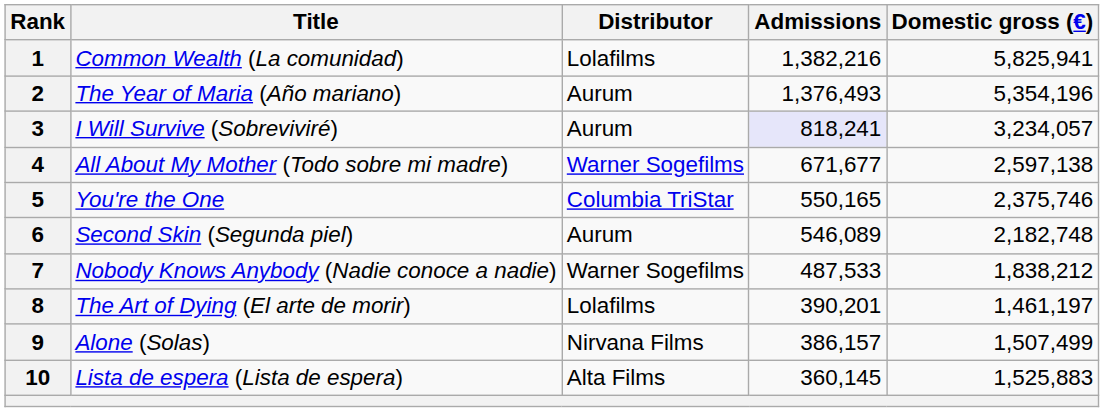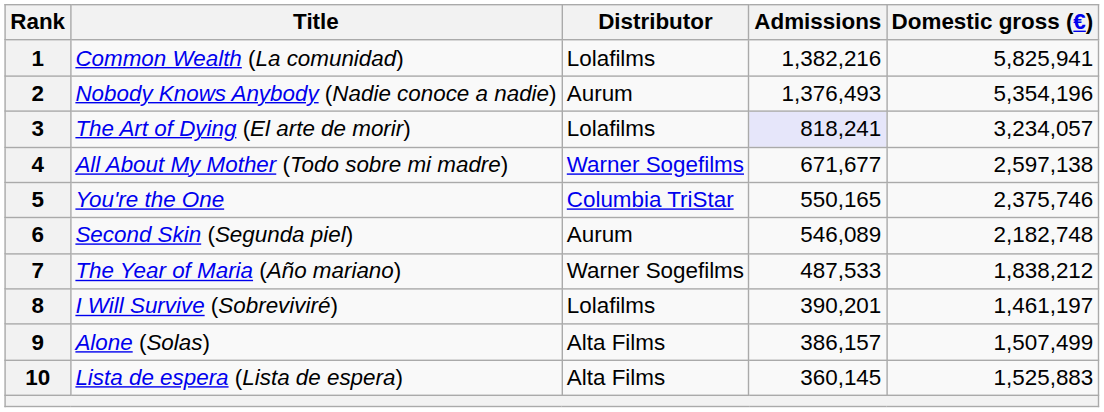(238, 93) The Year of Maria (Año mariano) -> (316, 93) Nobody Knows Anybody (Nadie conoce a nadie)
(207, 128) I Will Survive (Sobreviviré) -> (243, 128) The Art of Dying (El arte de morir)
(600, 128) Aurum -> (611, 128) Lolafilms
(316, 270) Nobody Knows Anybody (Nadie conoce a nadie) -> (238, 270) The Year of Maria (Año mariano)
(243, 306) The Art of Dying (El arte de morir) -> (207, 306) I Will Survive (Sobreviviré)
(635, 341) Nirvana Films -> (616, 341) Alta Films
